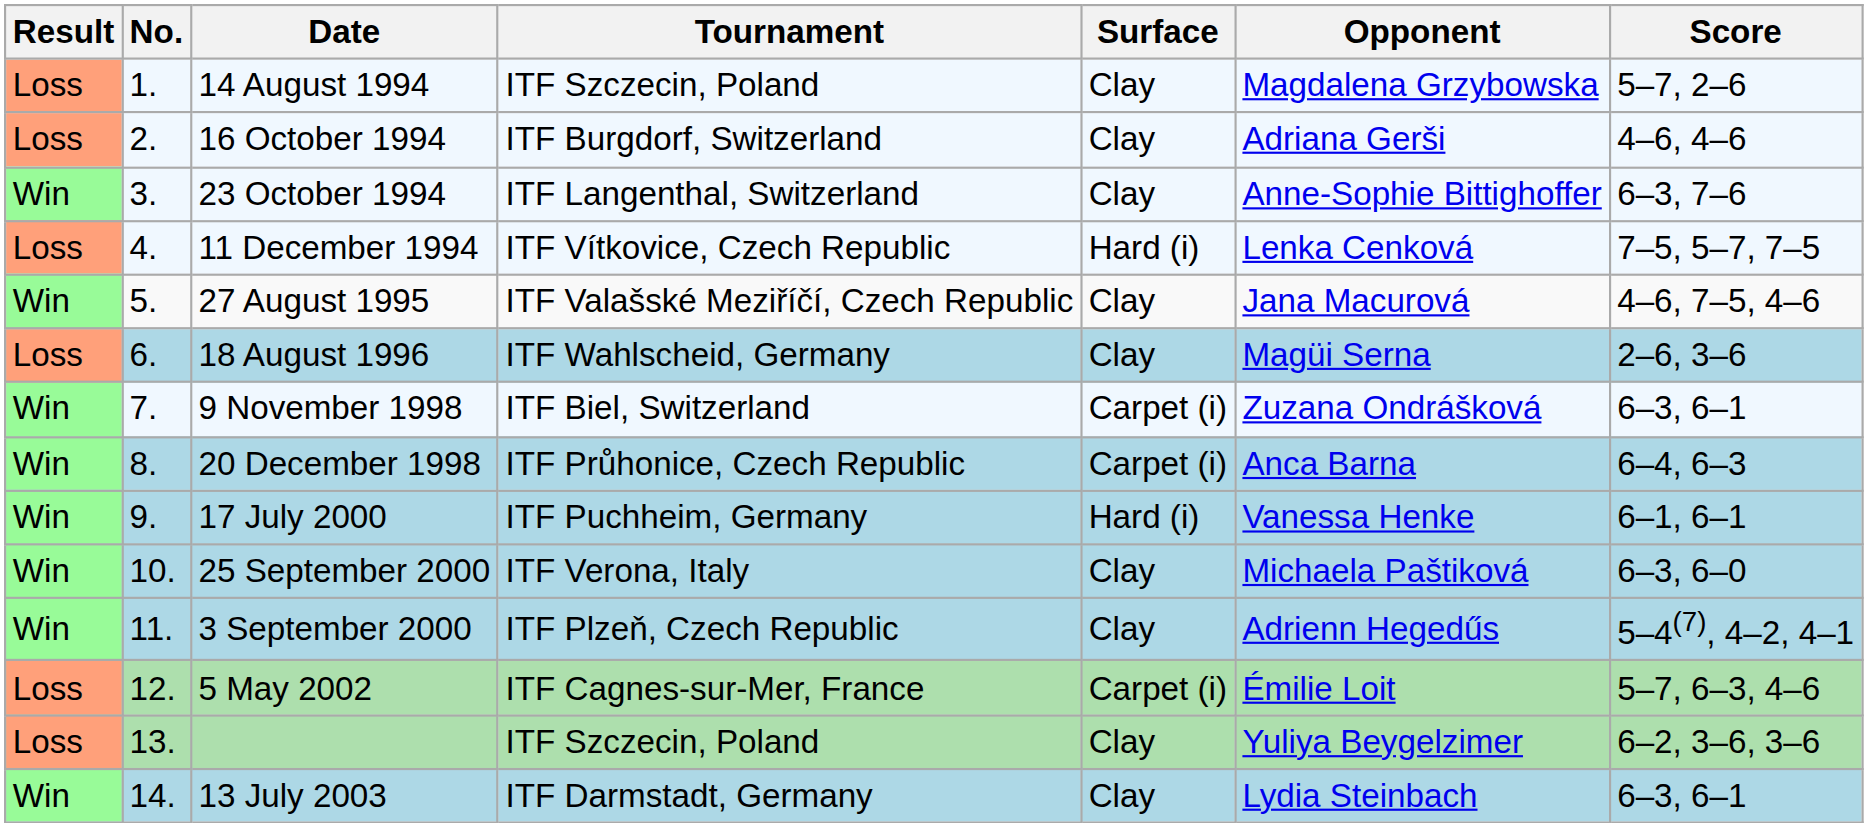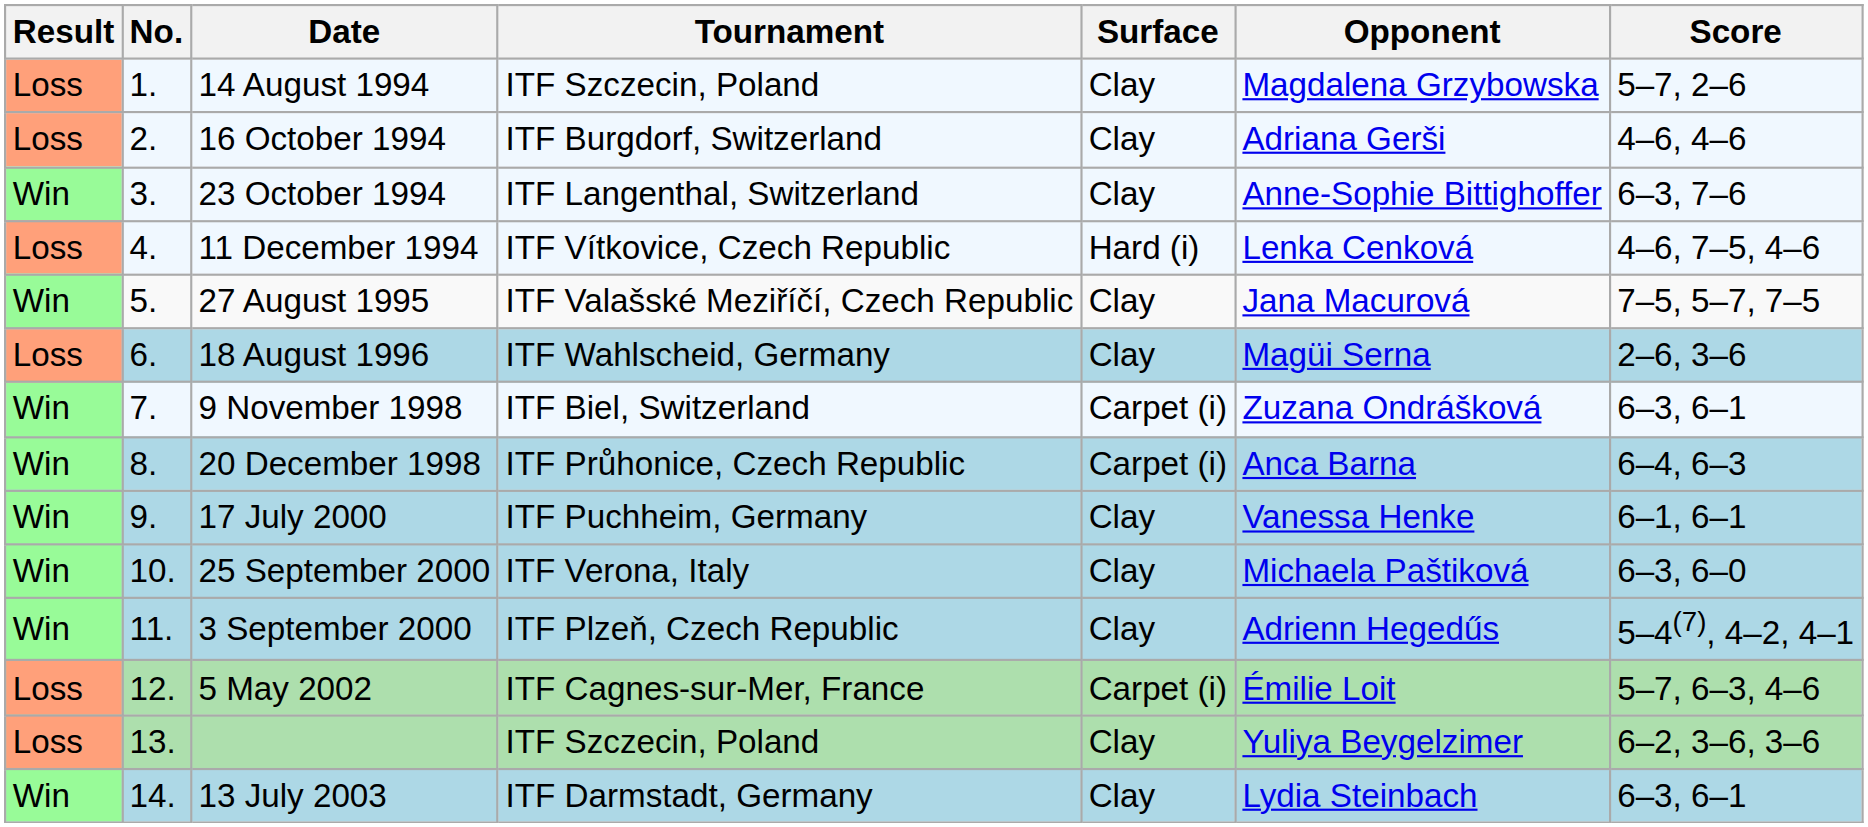(1719, 246) 7–5, 5–7, 7–5 -> (1719, 246) 4–6, 7–5, 4–6
(1719, 300) 4–6, 7–5, 4–6 -> (1719, 300) 7–5, 5–7, 7–5
(1144, 516) Hard (i) -> (1122, 516) Clay
